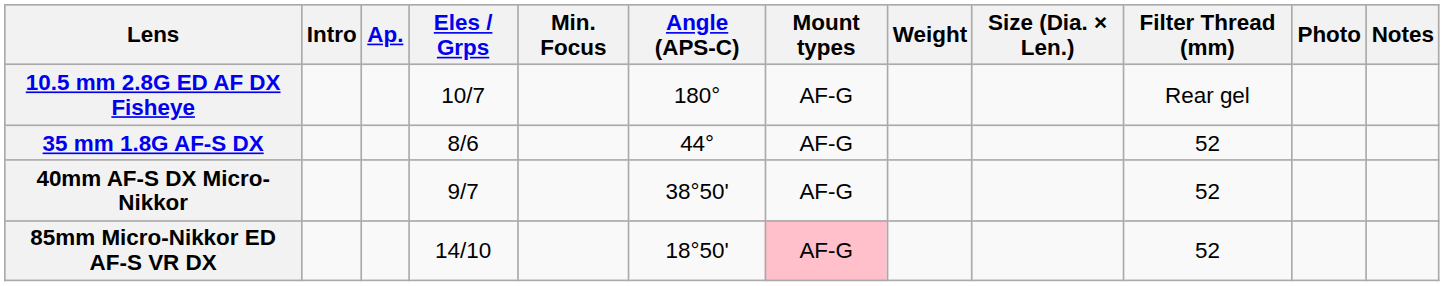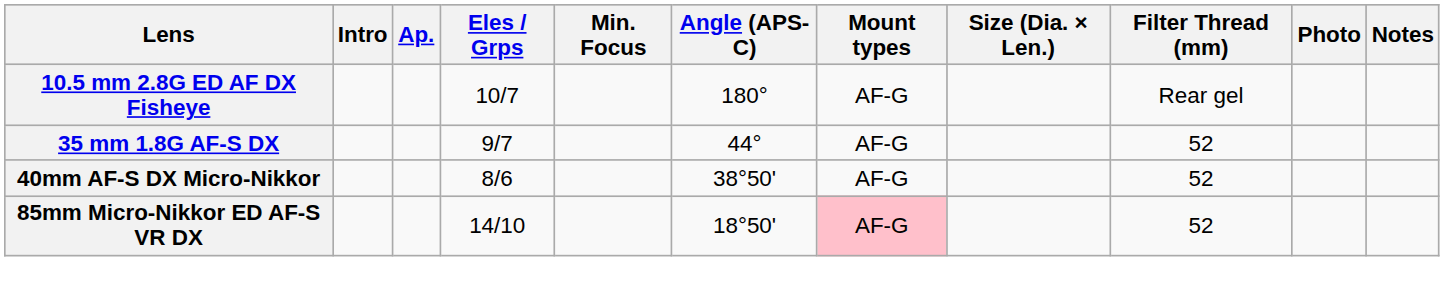- column: (930, 34)
(463, 142) 8/6 -> (497, 142) 9/7
(463, 190) 9/7 -> (497, 178) 8/6
